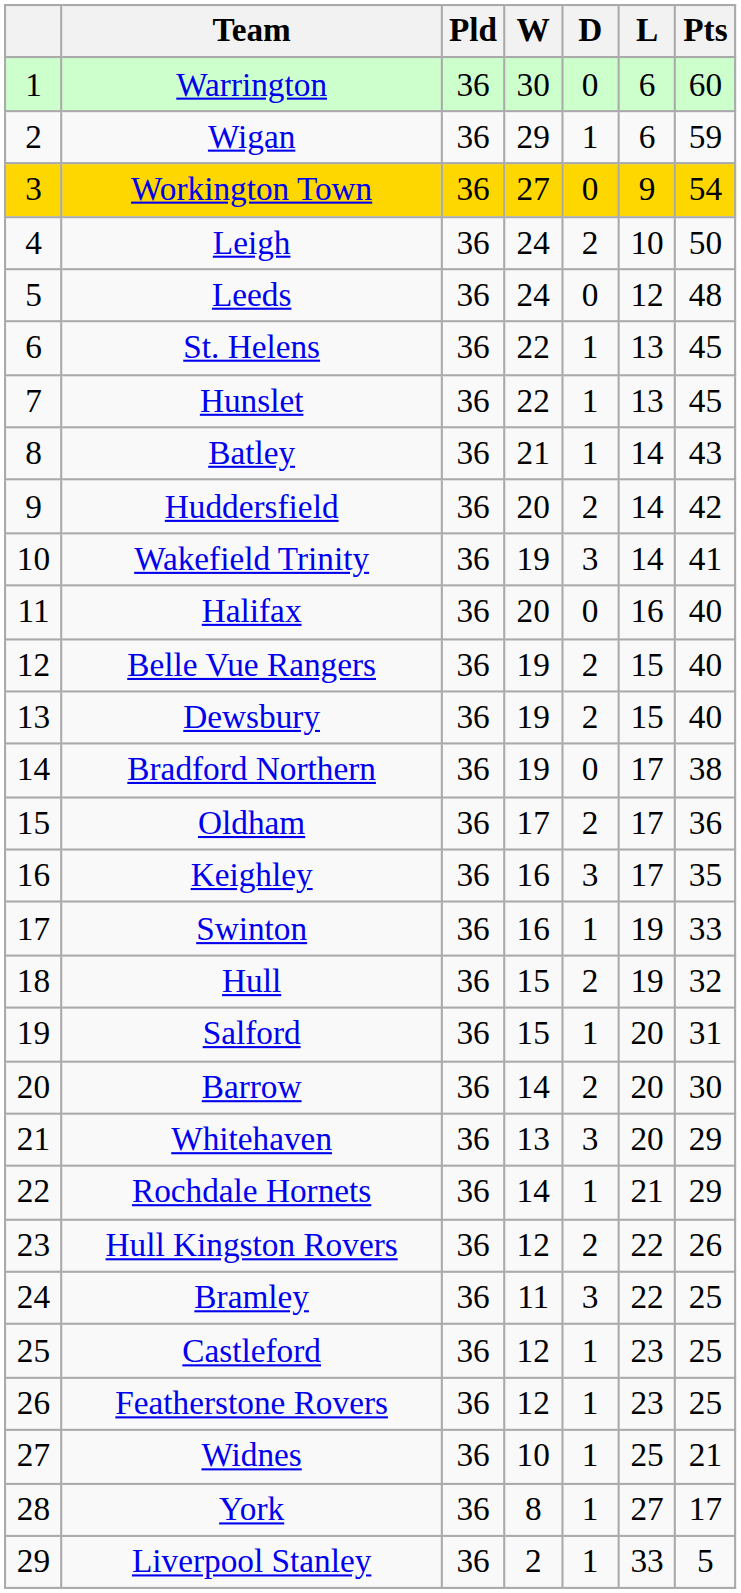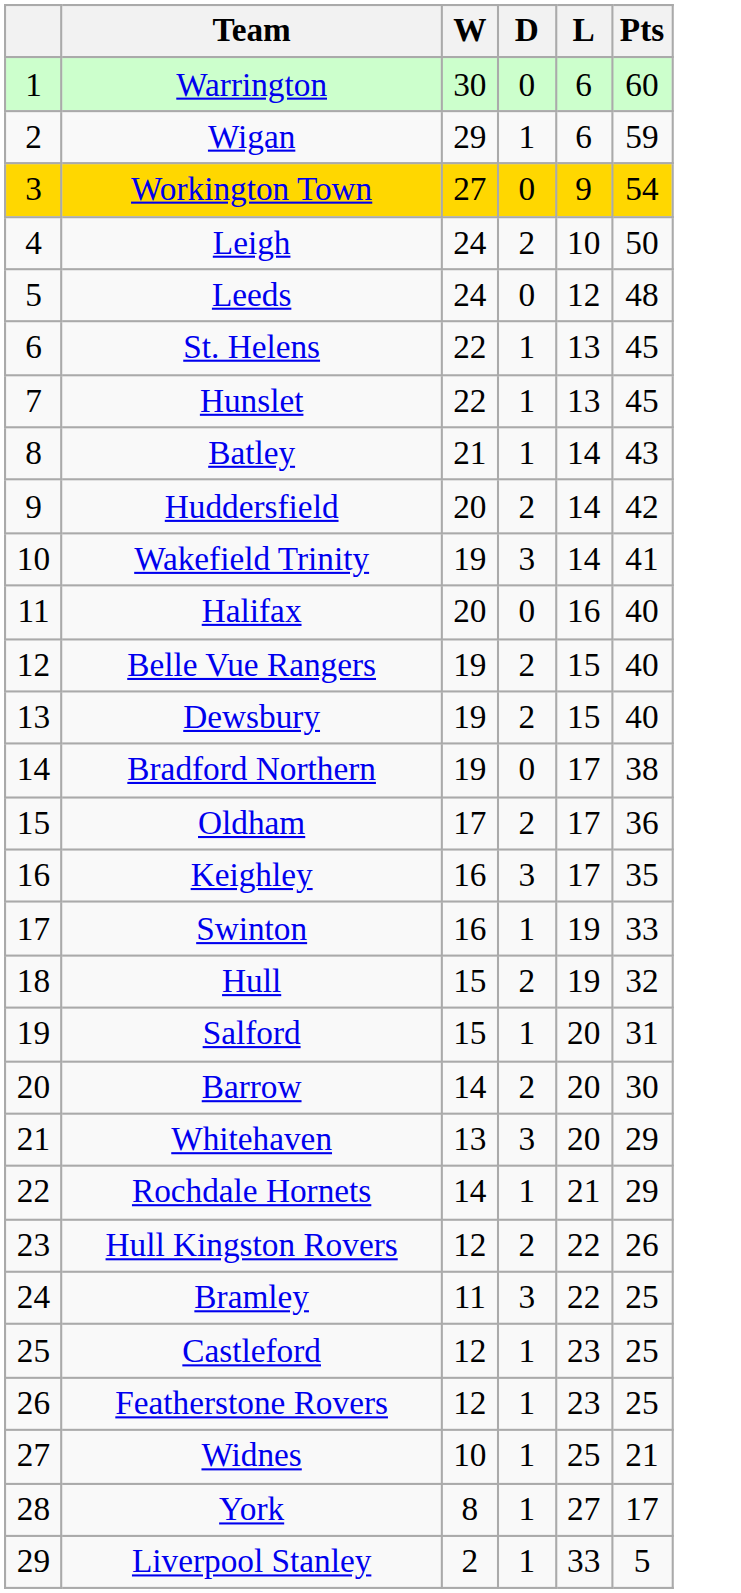- column: (473, 30)
